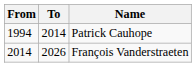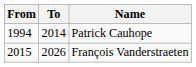(19, 52) 2014 -> (19, 52) 2015
